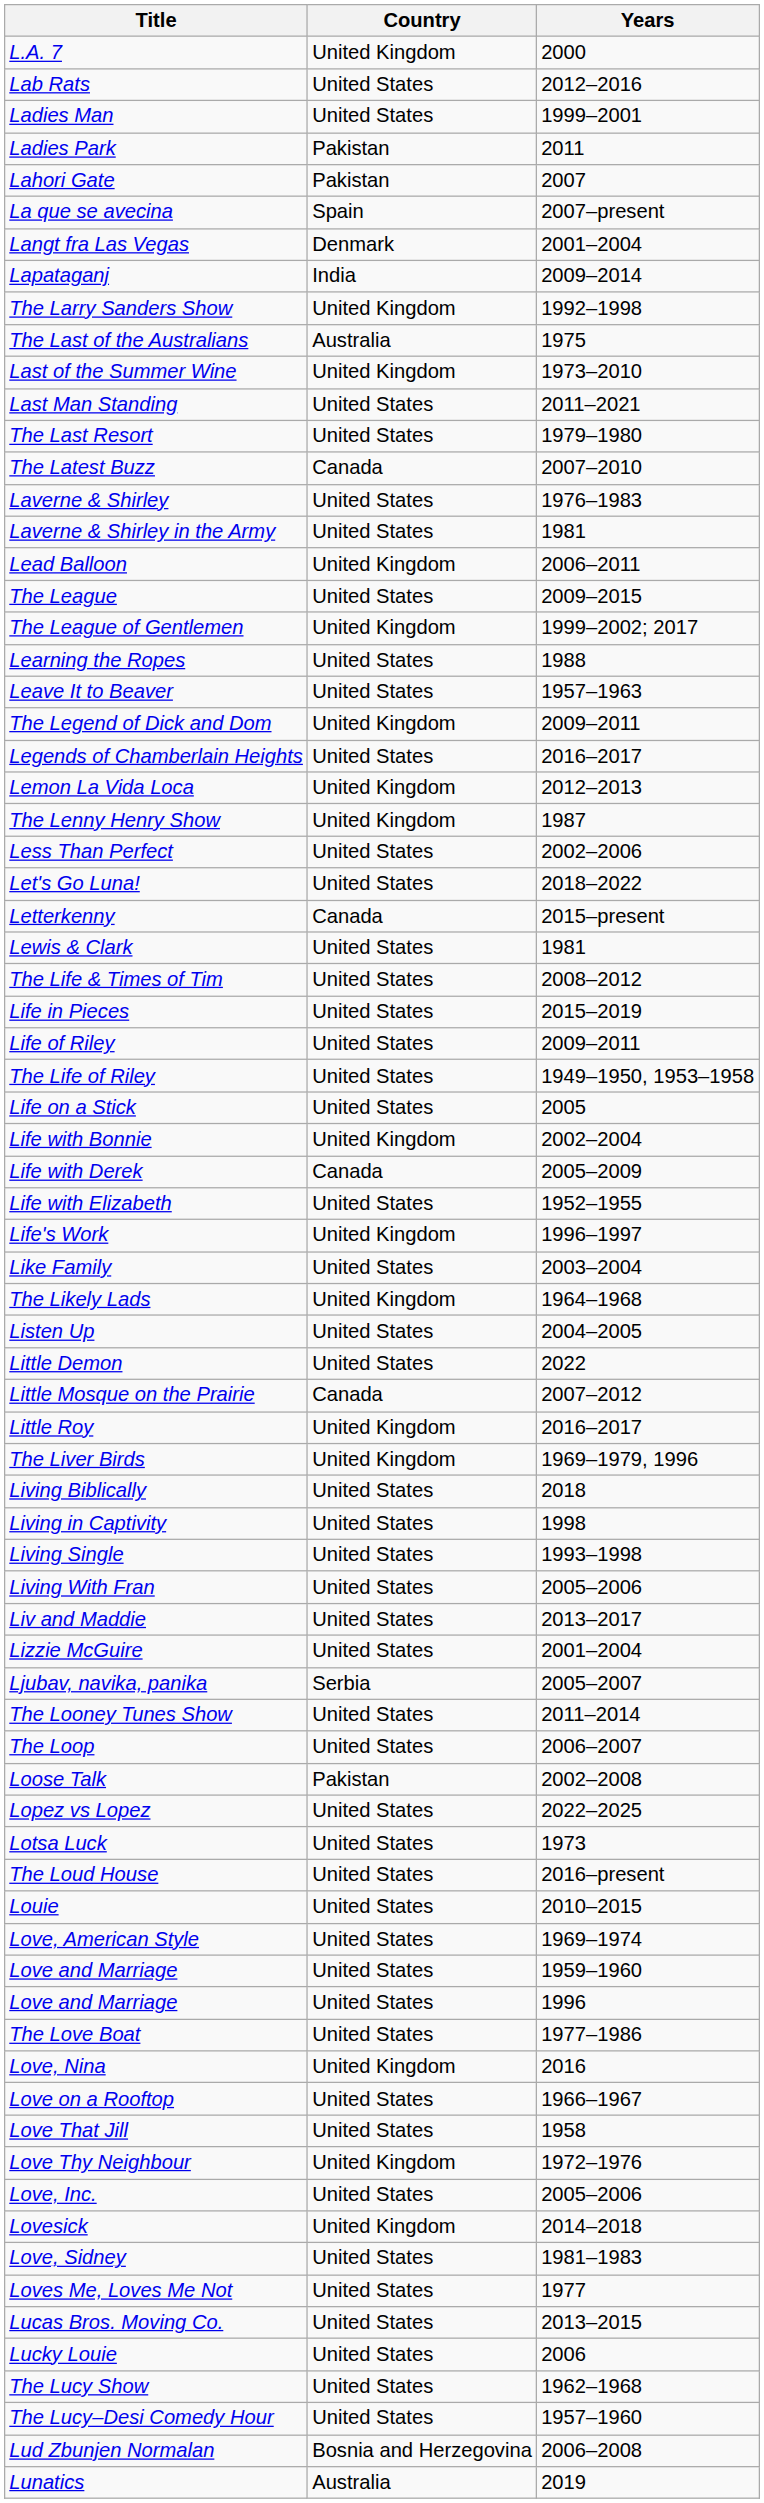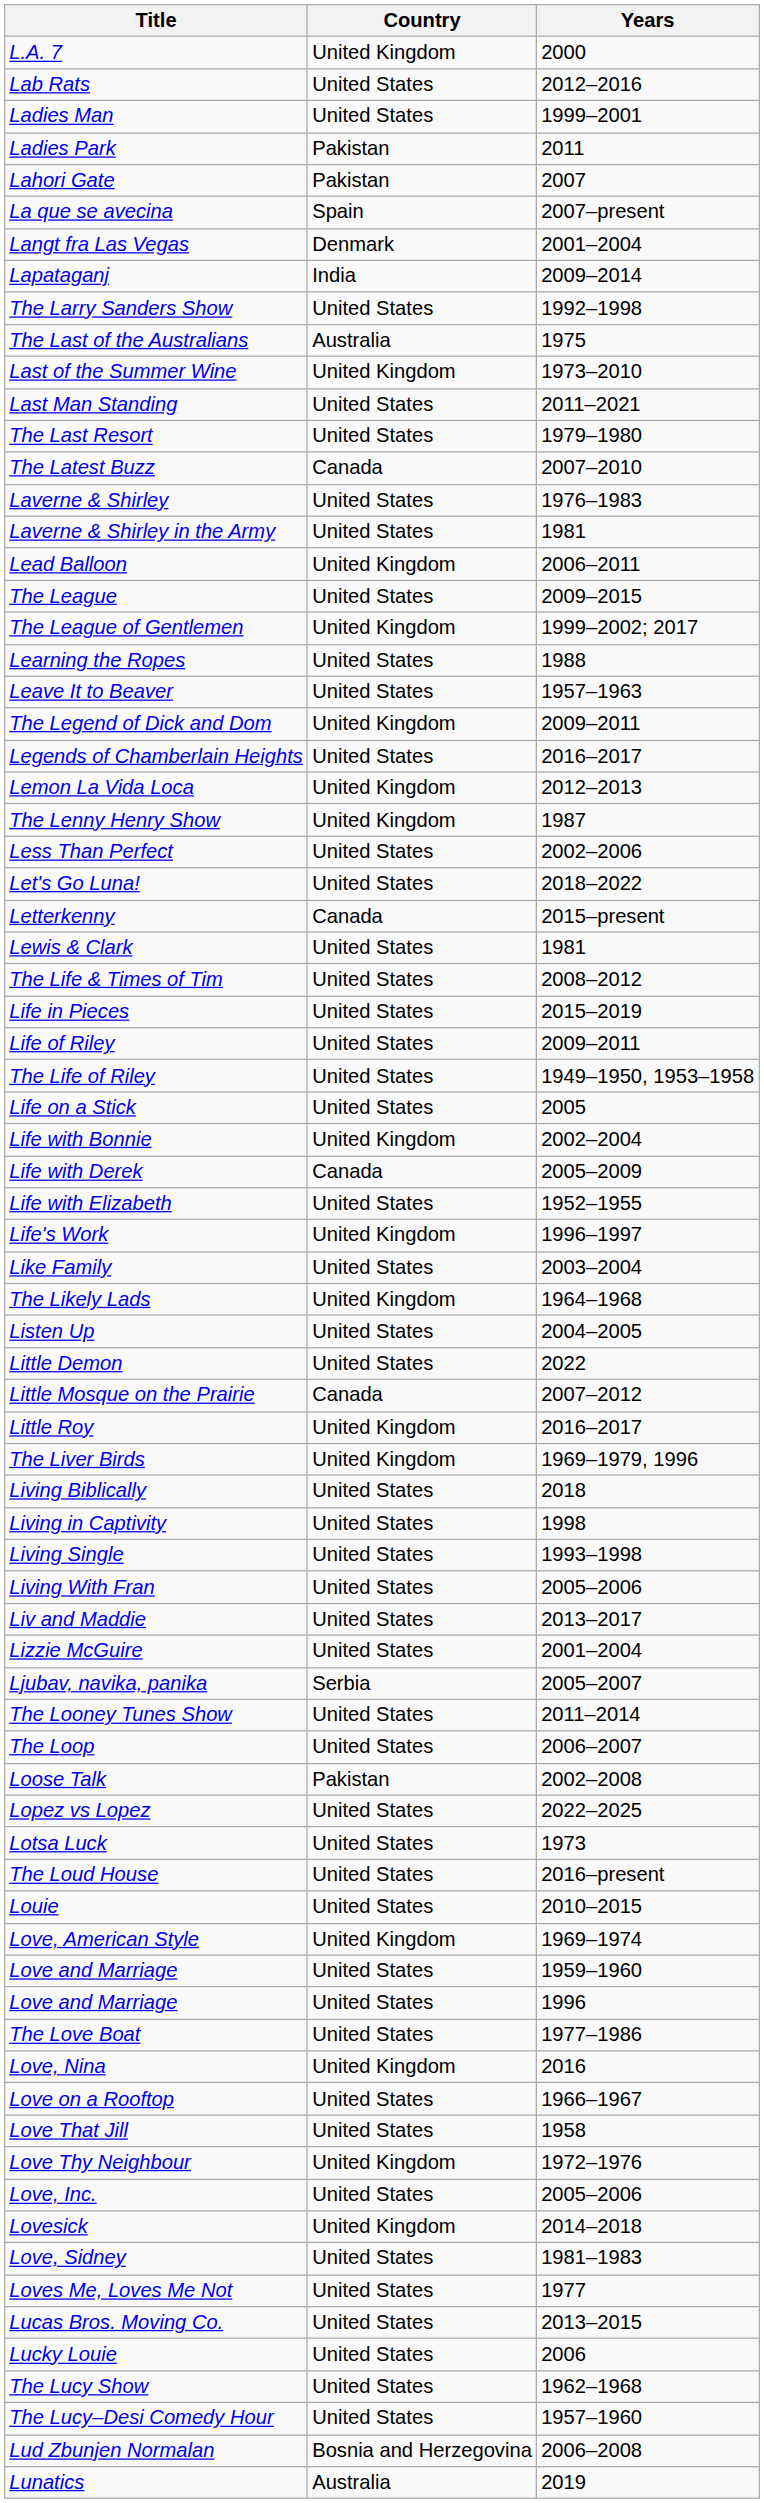(384, 308) United Kingdom -> (373, 308) United States
(373, 1938) United States -> (384, 1938) United Kingdom
